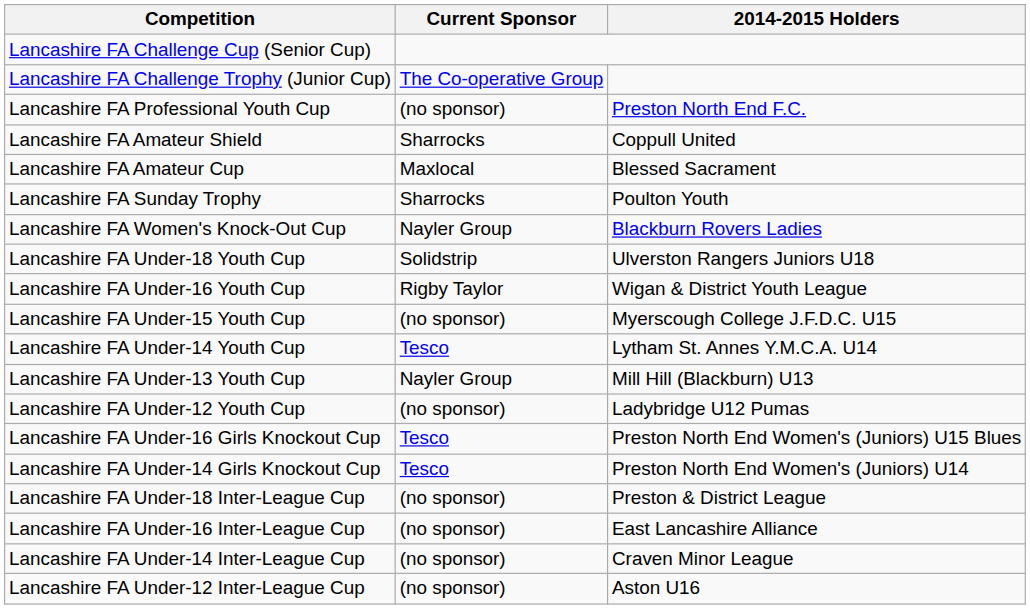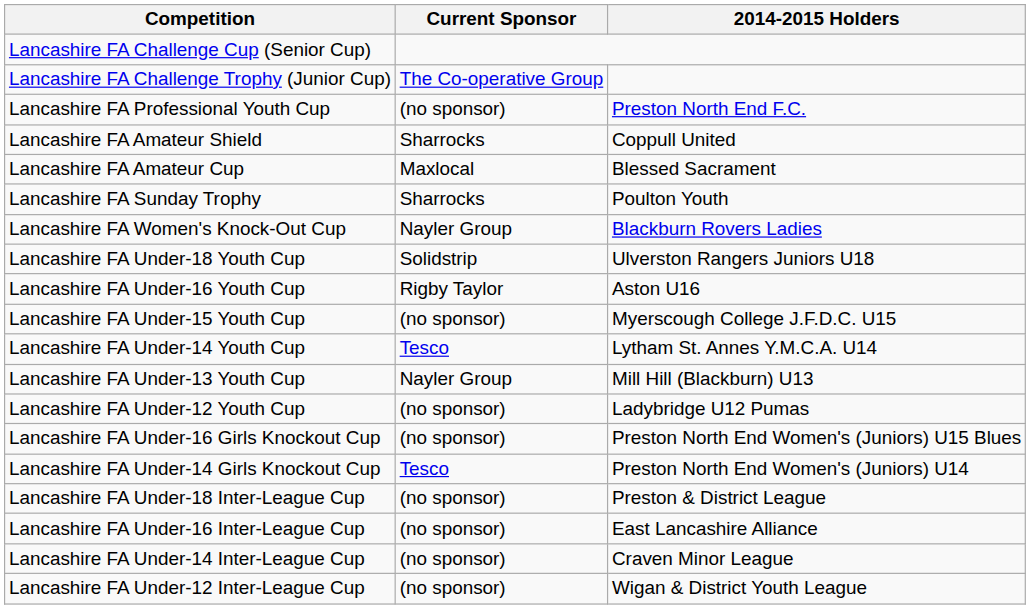(739, 288) Wigan & District Youth League -> (656, 288) Aston U16
(424, 438) Tesco -> (453, 438) (no sponsor)
(656, 588) Aston U16 -> (739, 588) Wigan & District Youth League
